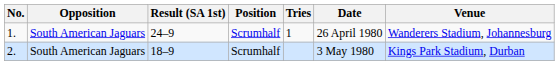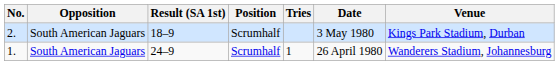rows swapped: (12, 32) <-> (12, 51)
